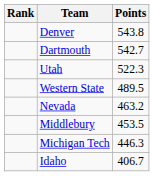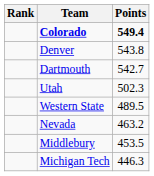+ row: (63, 32)
(131, 69) 522.3 -> (131, 87) 502.3
- row: (53, 161)
